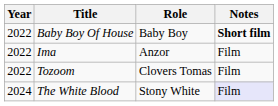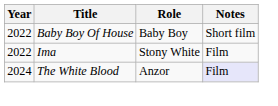(244, 33) bold -> (230, 33) normal
(154, 52) Anzor -> (169, 52) Stony White
- row: (56, 71)
(169, 91) Stony White -> (154, 71) Anzor
